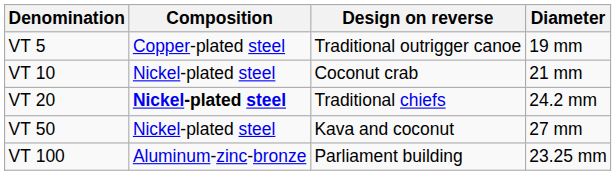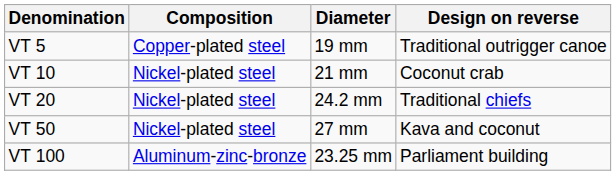columns swapped: (568, 18) <-> (418, 18)
(209, 101) bold -> (204, 101) normal
